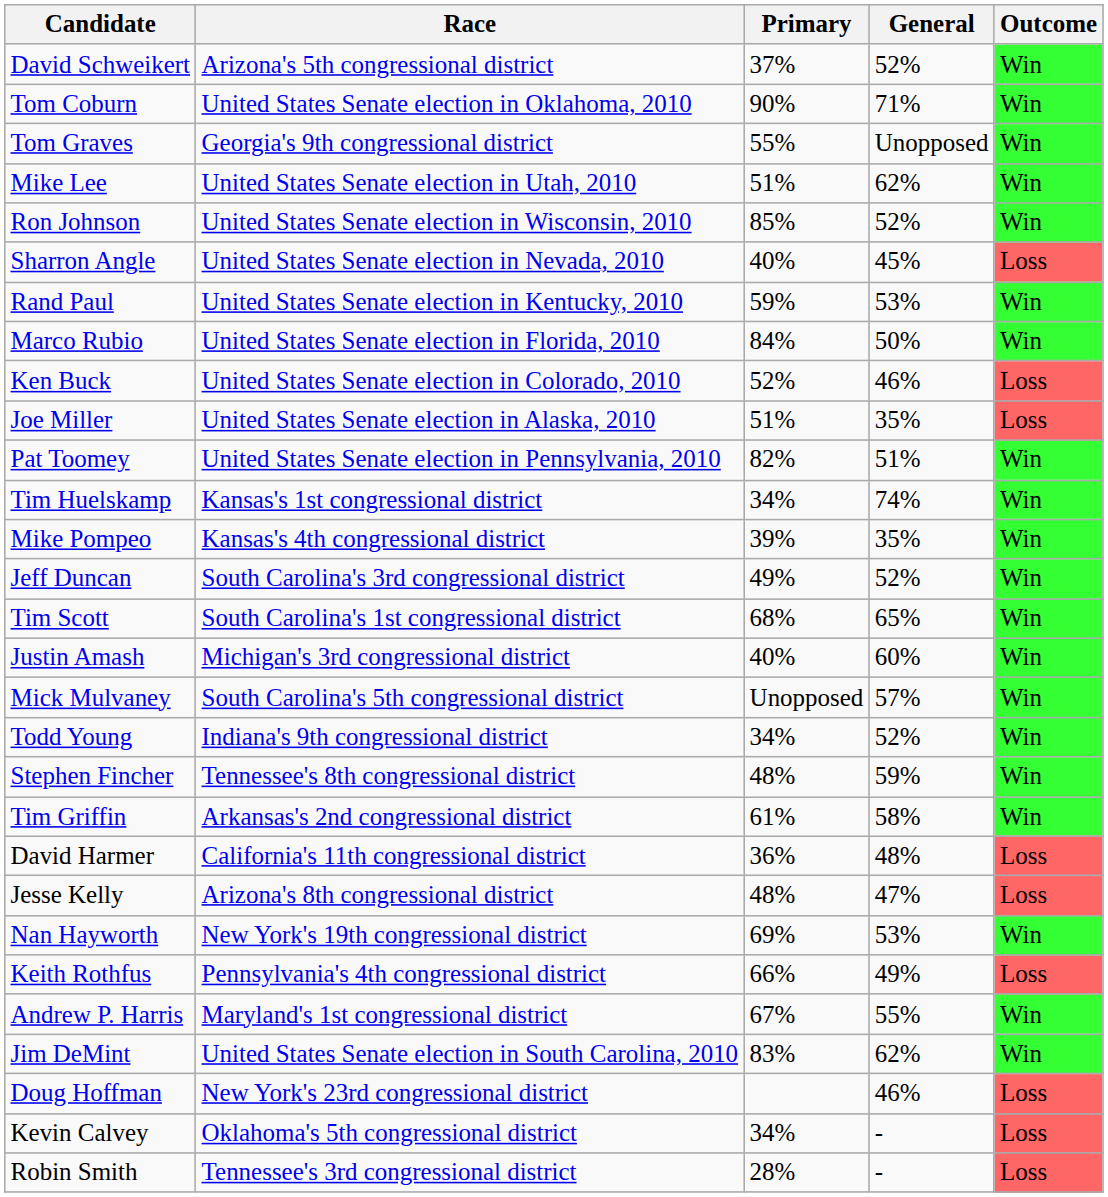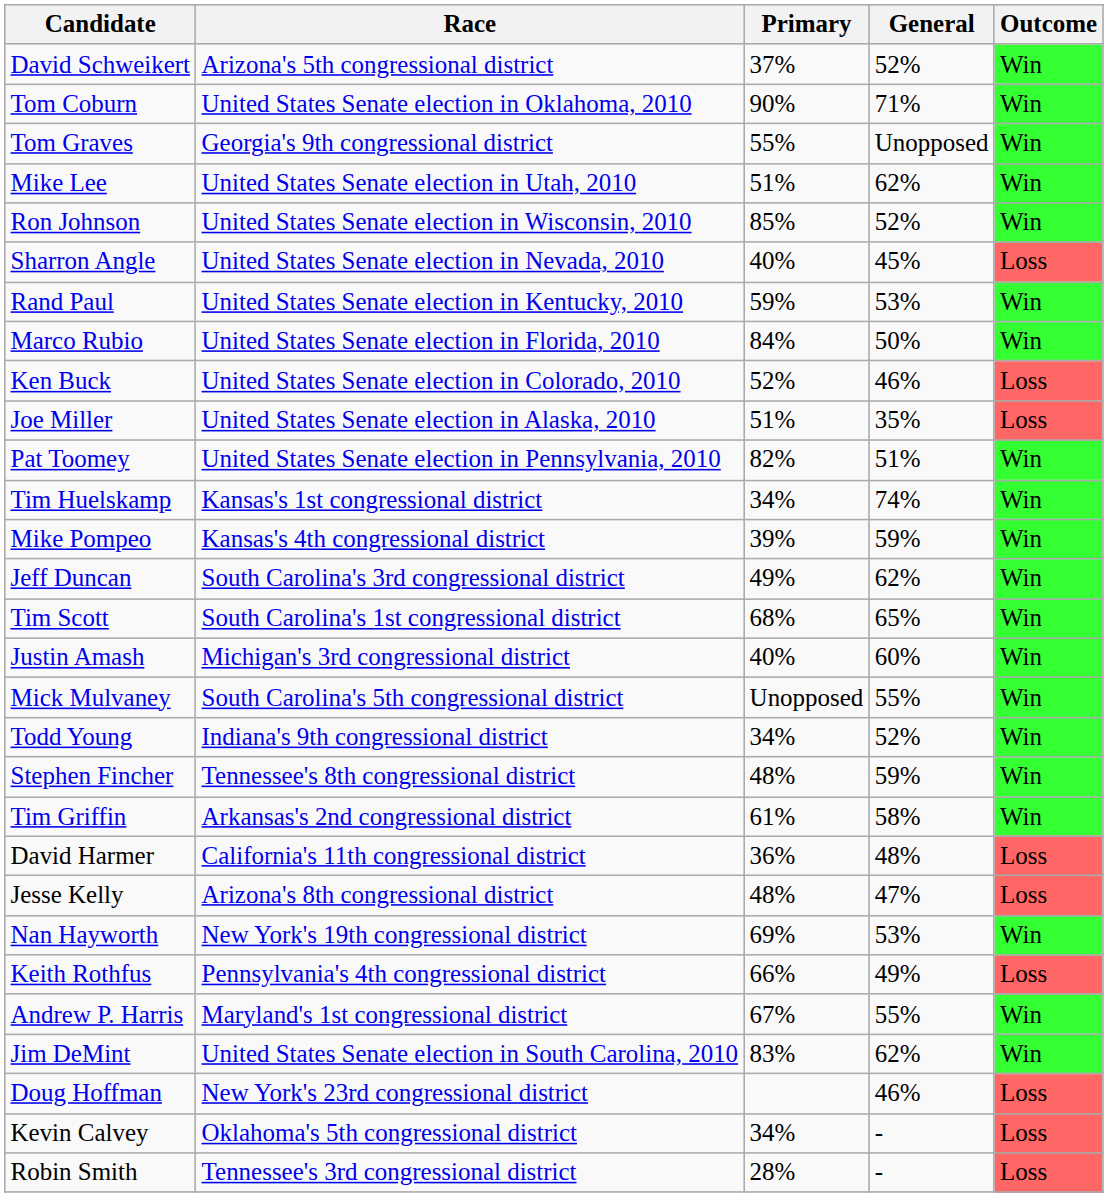(898, 538) 35% -> (898, 538) 59%
(898, 578) 52% -> (898, 578) 62%
(898, 697) 57% -> (898, 697) 55%
